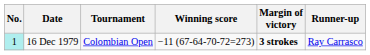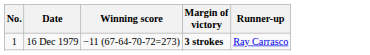- column: (118, 19)
(14, 41) paleturquoise background -> (14, 41) no background
